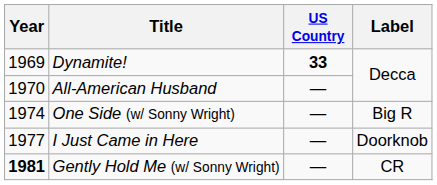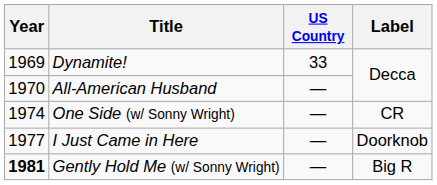(318, 62) bold -> (318, 62) normal
(392, 114) Big R -> (392, 114) CR
(392, 166) CR -> (392, 166) Big R
